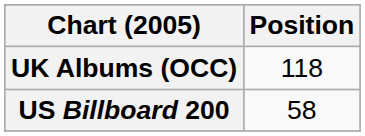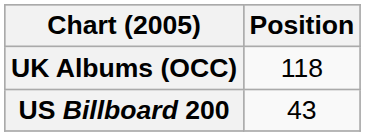(302, 109) 58 -> (302, 109) 43
